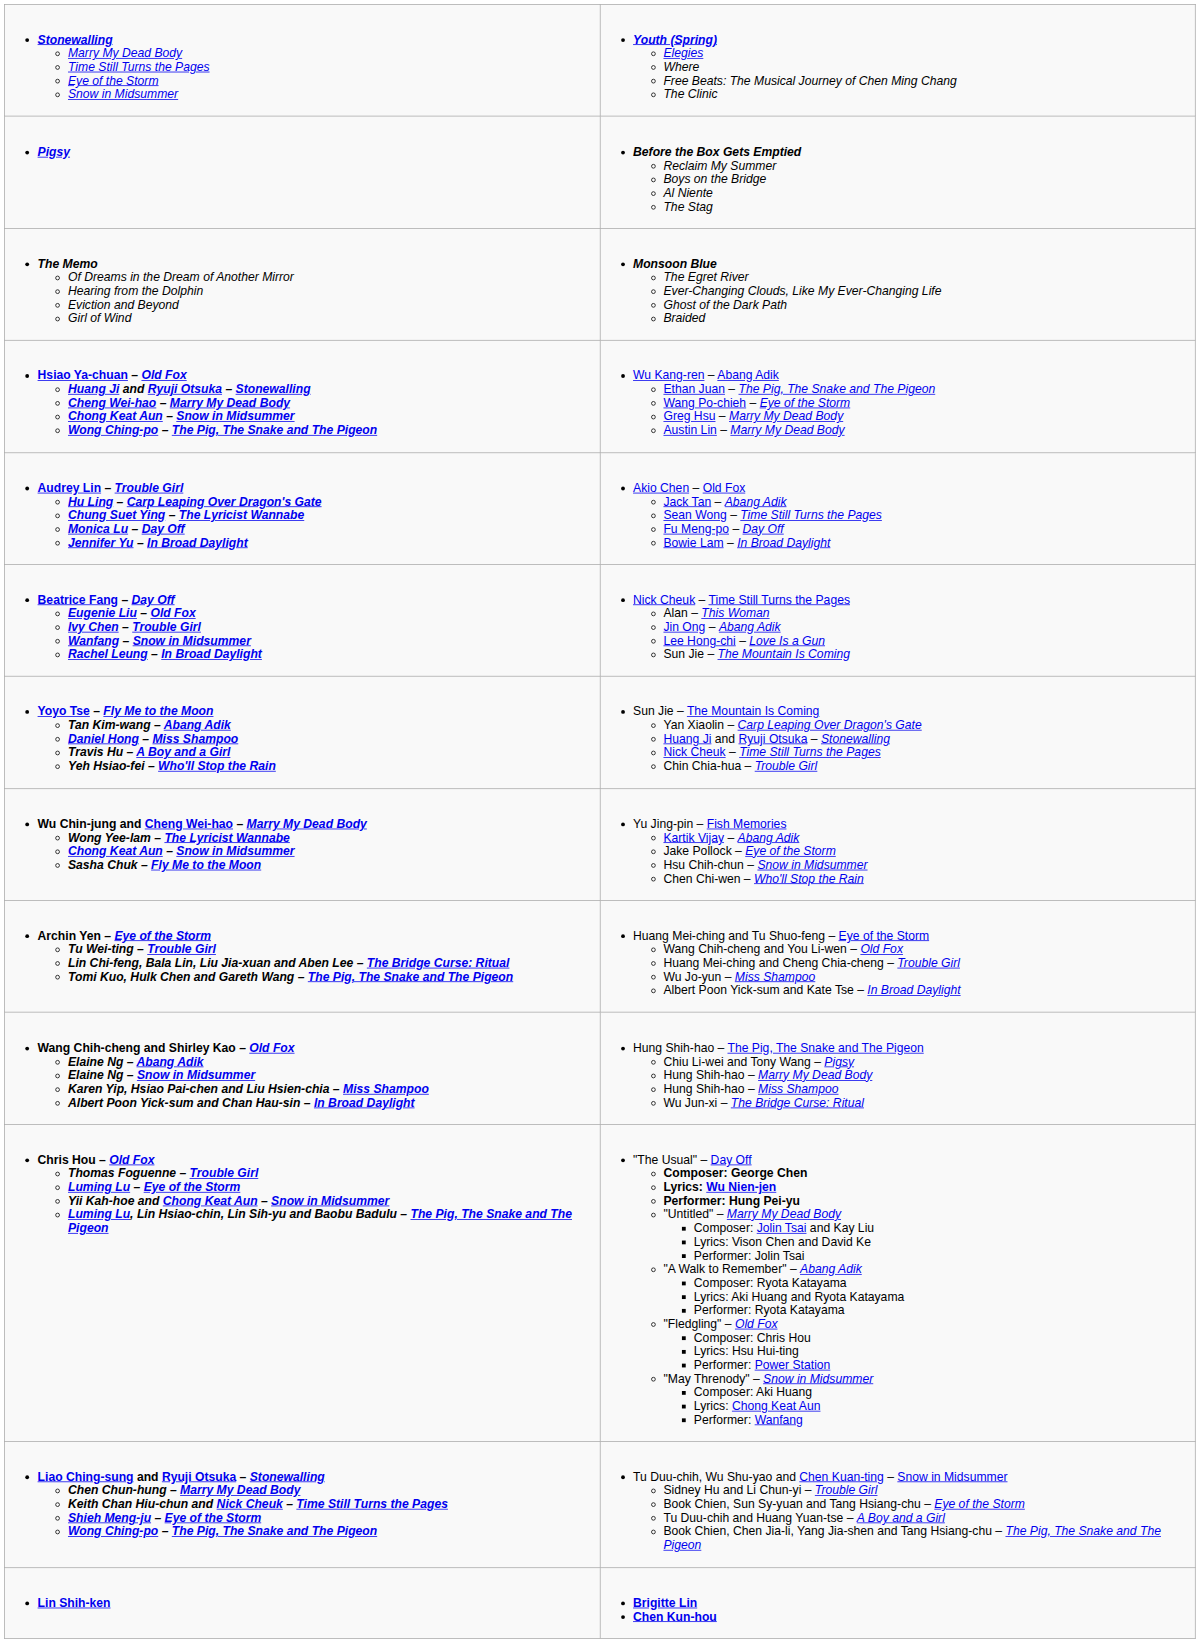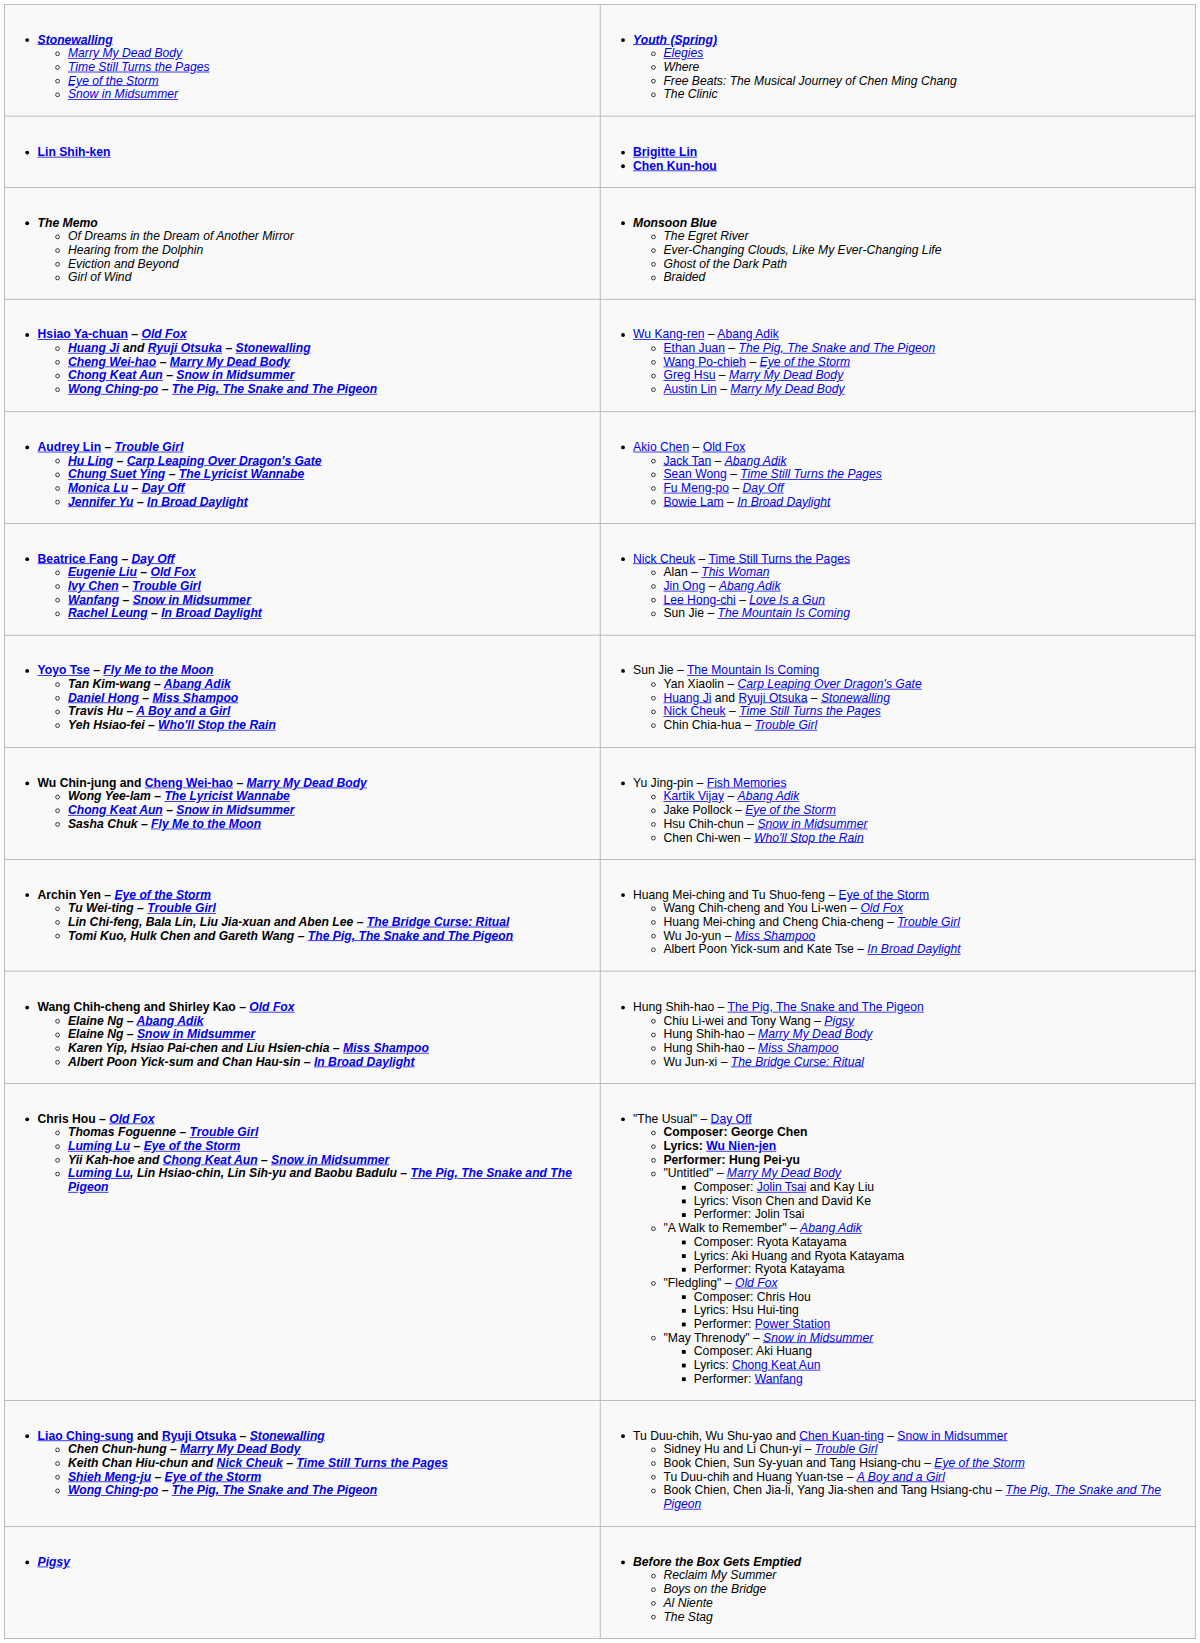rows swapped: (302, 152) <-> (302, 1603)
